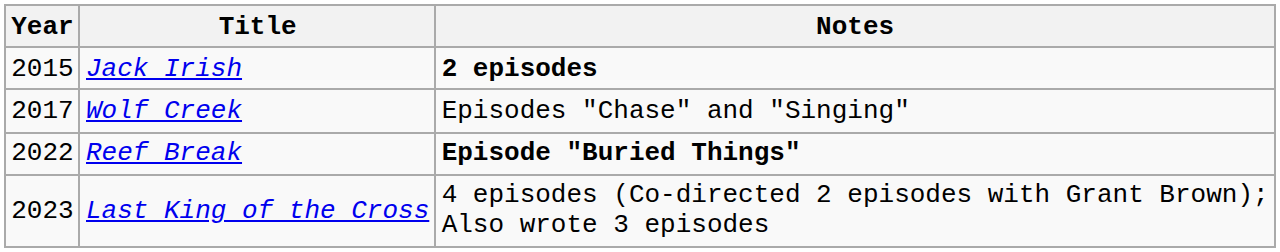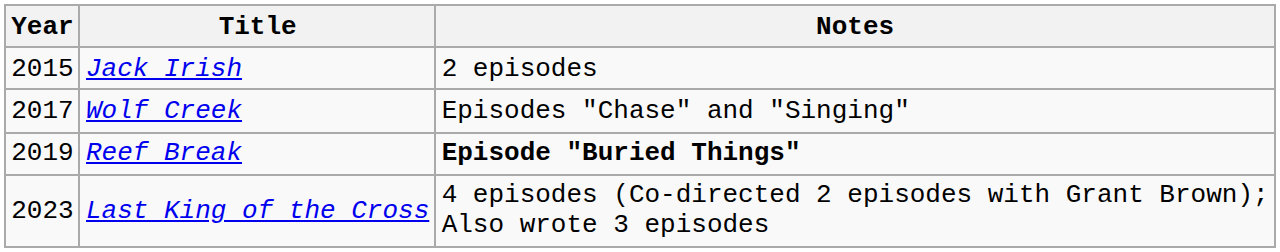(520, 69) bold -> (520, 69) normal
(42, 153) 2022 -> (42, 153) 2019
